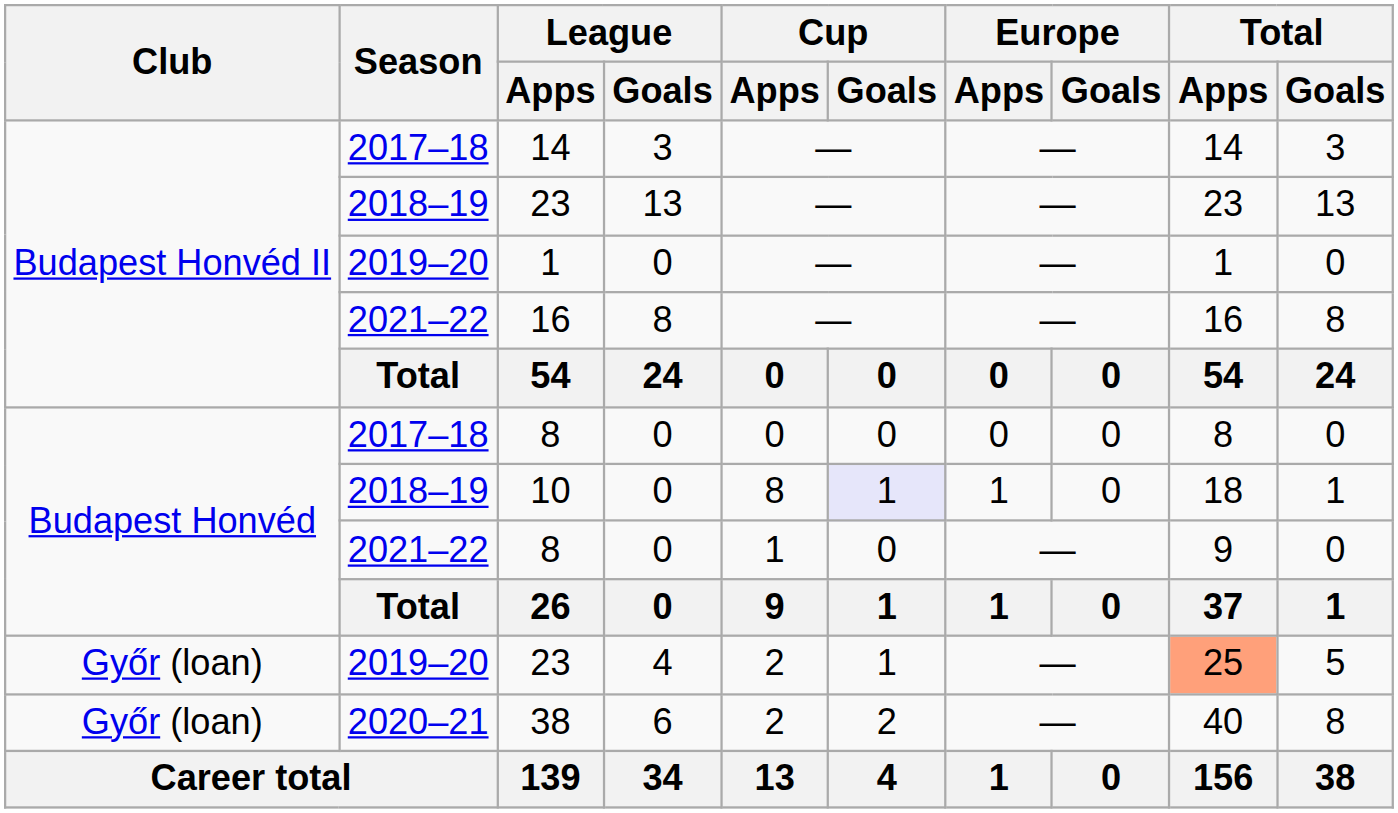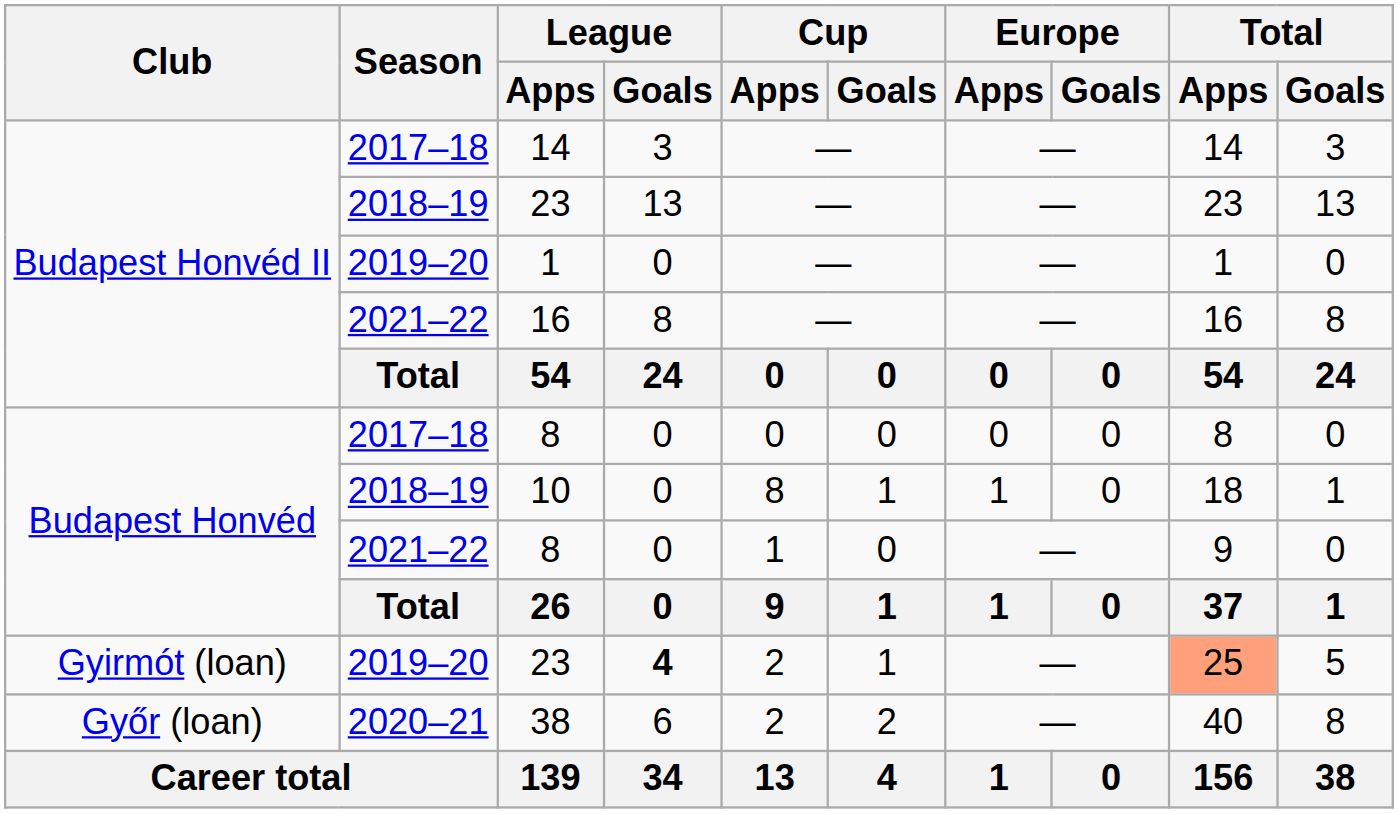(887, 491) lavender background -> (887, 491) no background
(172, 663) Győr (loan) -> (172, 663) Gyirmót (loan)
(663, 663) normal -> (663, 663) bold
